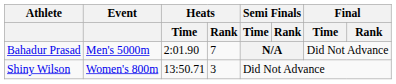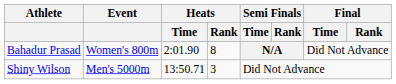(118, 50) Men's 5000m -> (122, 50) Women's 800m
(213, 50) 7 -> (213, 50) 8
(122, 69) Women's 800m -> (118, 69) Men's 5000m
